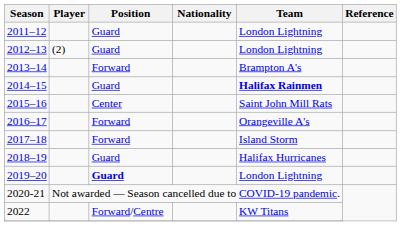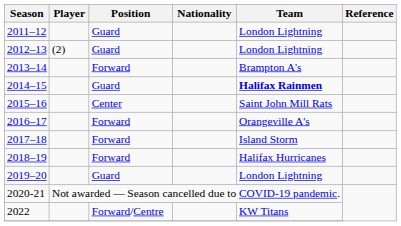(106, 157) Guard -> (111, 157) Forward
(108, 175) bold -> (106, 175) normal
